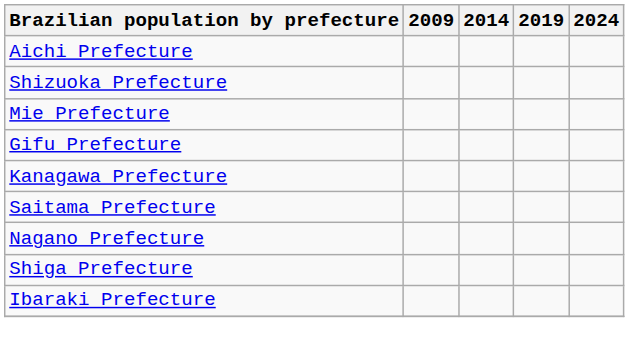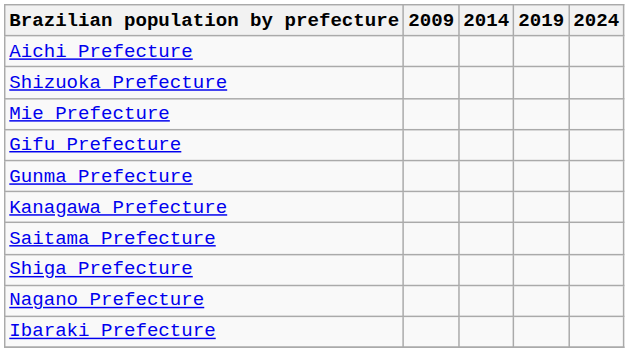+ row: (101, 176)
rows swapped: (101, 269) <-> (107, 238)
